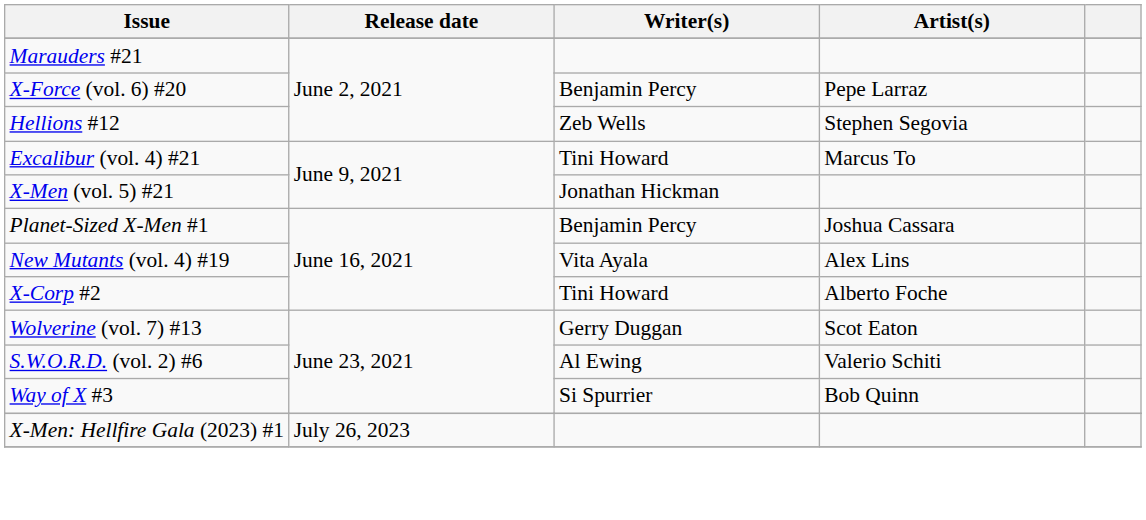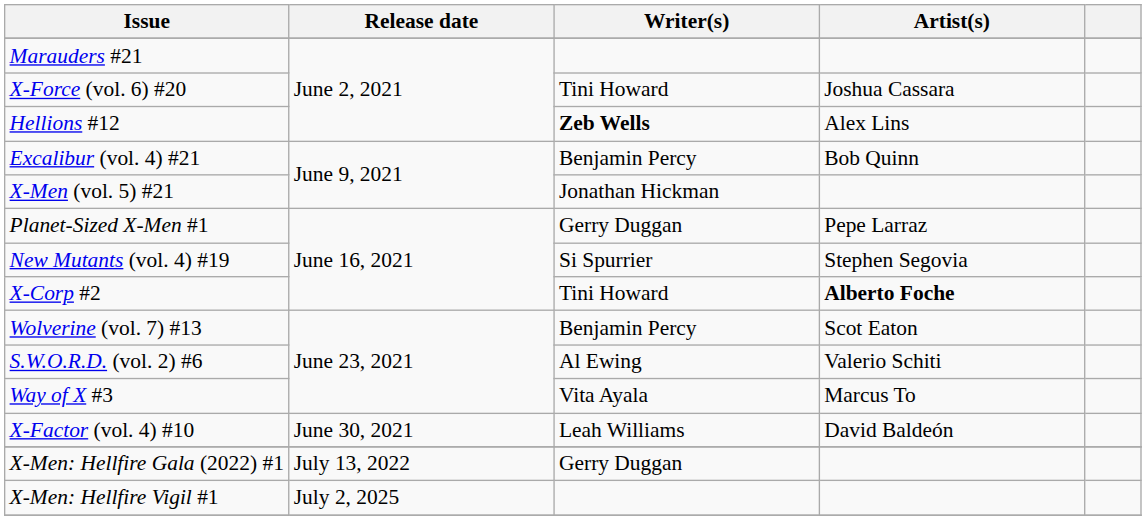(628, 89) Benjamin Percy -> (614, 89) Tini Howard
(876, 89) Pepe Larraz -> (889, 89) Joshua Cassara
(602, 123) normal -> (604, 123) bold
(896, 123) Stephen Segovia -> (867, 123) Alex Lins
(614, 157) Tini Howard -> (628, 157) Benjamin Percy
(870, 157) Marcus To -> (872, 157) Bob Quinn
(628, 225) Benjamin Percy -> (621, 225) Gerry Duggan
(889, 225) Joshua Cassara -> (876, 225) Pepe Larraz
(604, 259) Vita Ayala -> (606, 259) Si Spurrier
(867, 259) Alex Lins -> (896, 259) Stephen Segovia
(886, 293) normal -> (889, 293) bold
(621, 327) Gerry Duggan -> (628, 327) Benjamin Percy
(606, 395) Si Spurrier -> (604, 395) Vita Ayala
(872, 395) Bob Quinn -> (870, 395) Marcus To
+ row: (102, 429)
+ row: (147, 463)
- row: (147, 429)
+ row: (114, 497)
